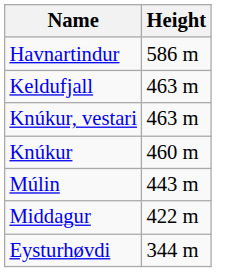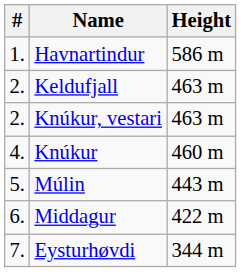+ column: (17, 20)
